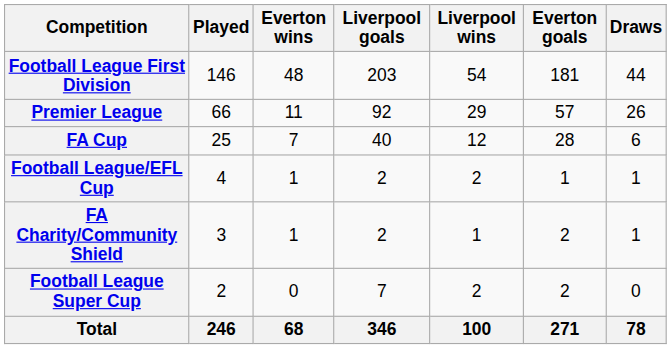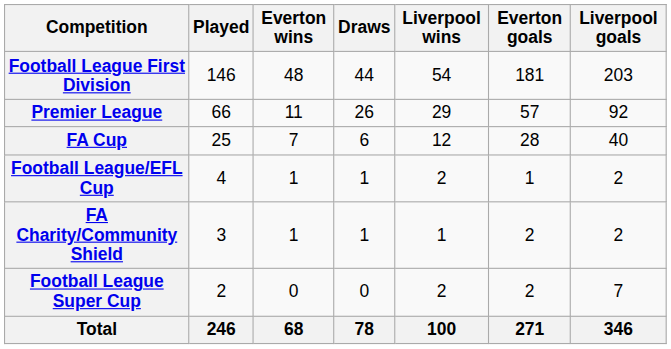columns swapped: (636, 28) <-> (382, 28)
